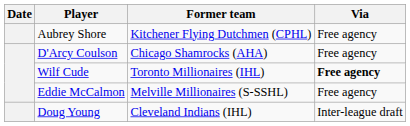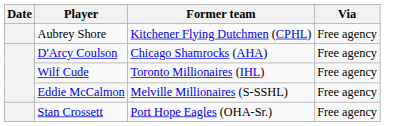(349, 72) bold -> (347, 72) normal
+ row: (70, 111)
- row: (69, 111)
